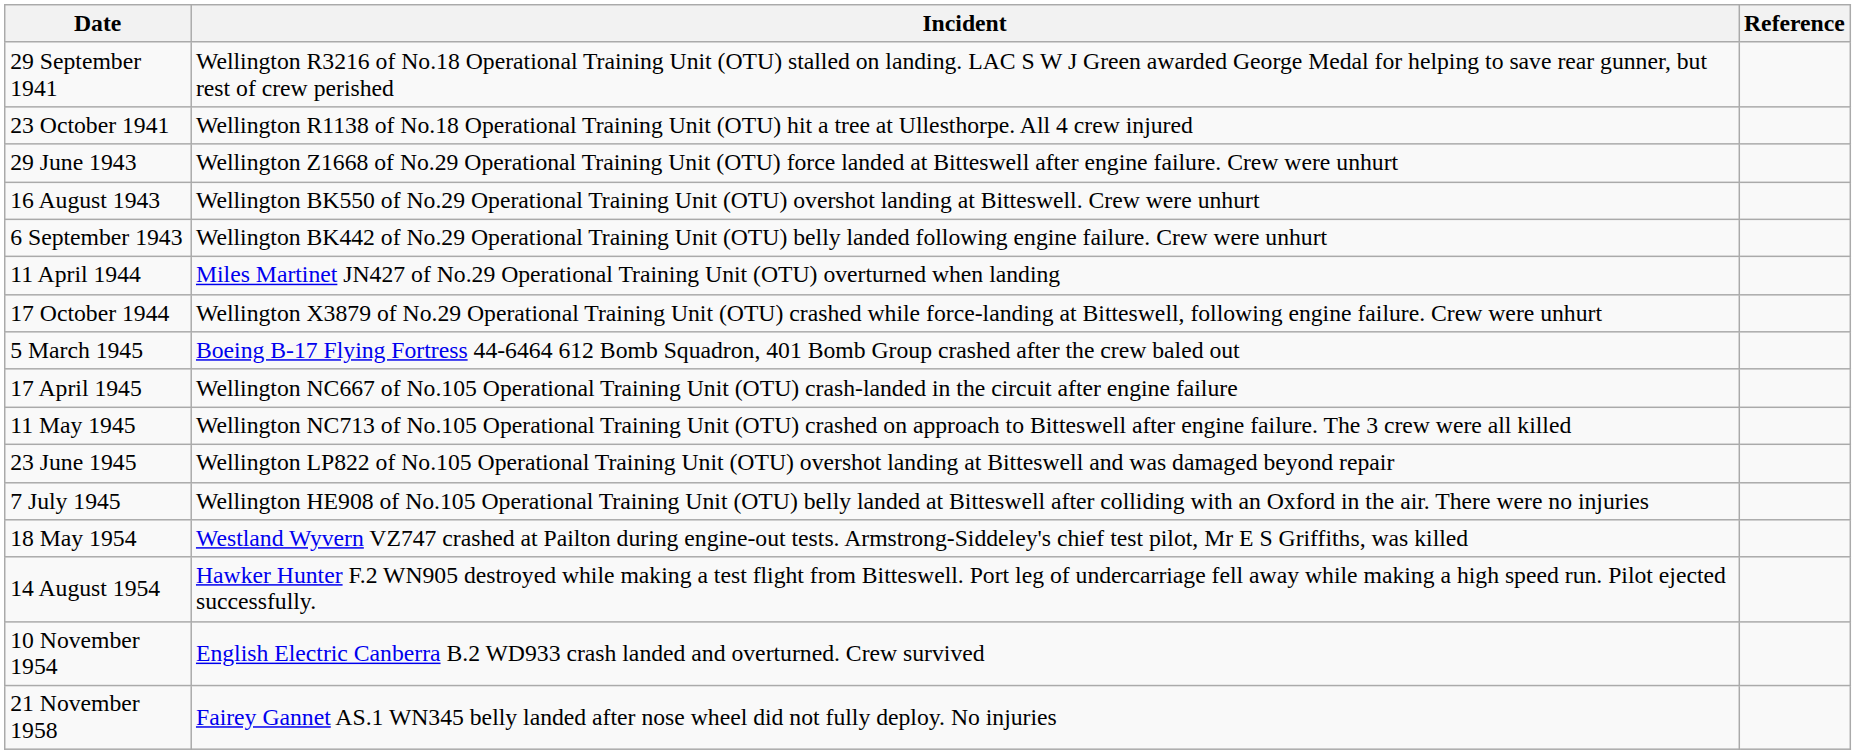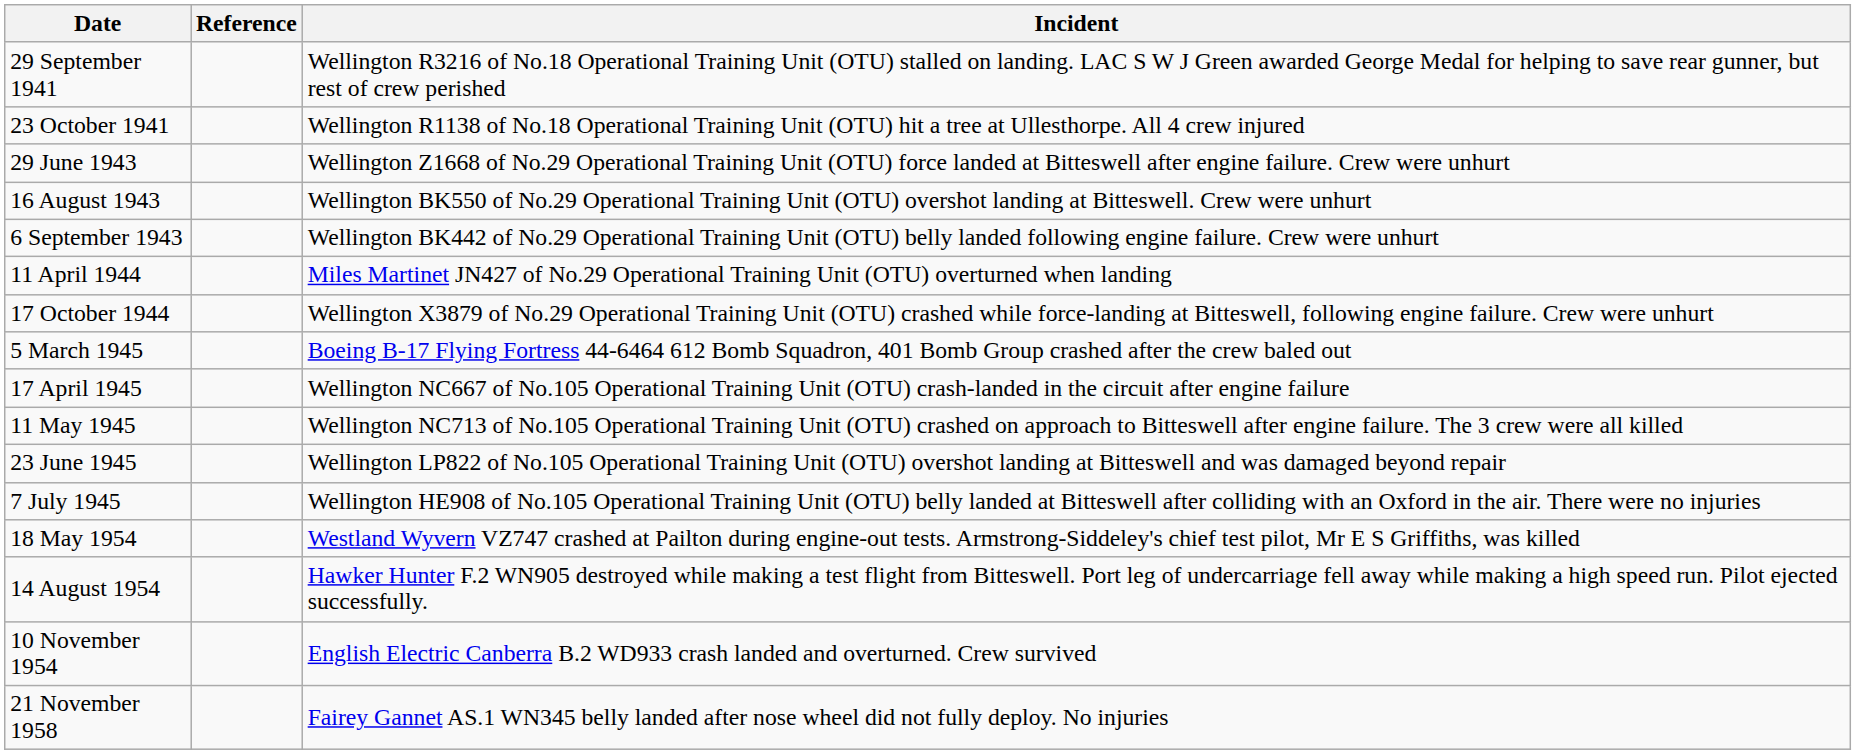columns swapped: (965, 23) <-> (1794, 23)
